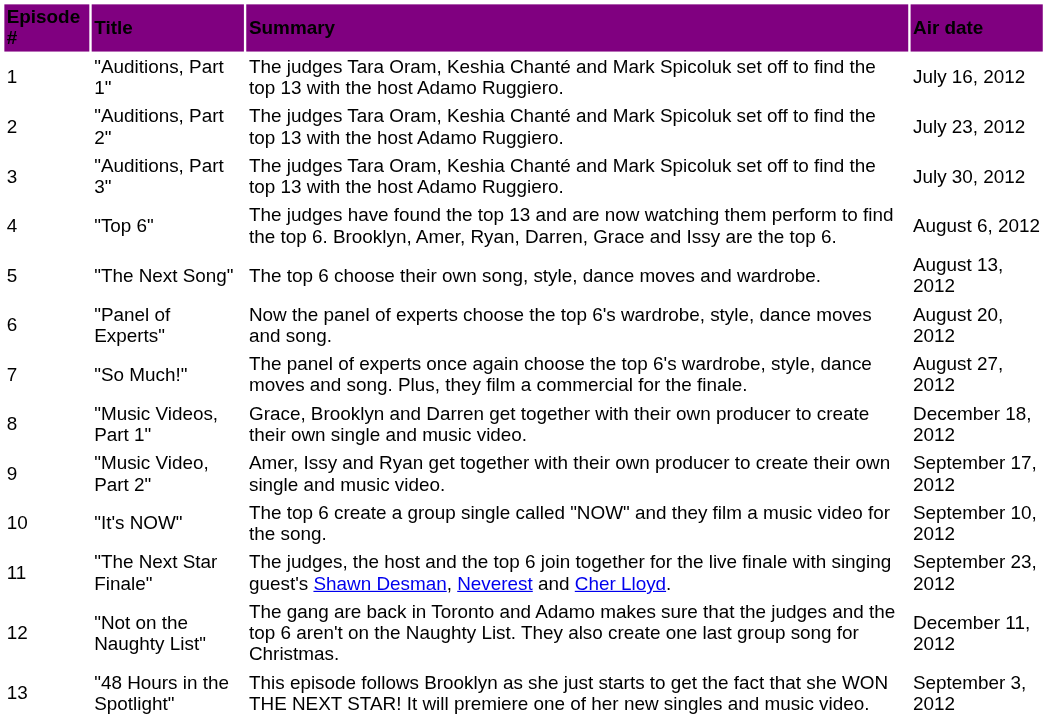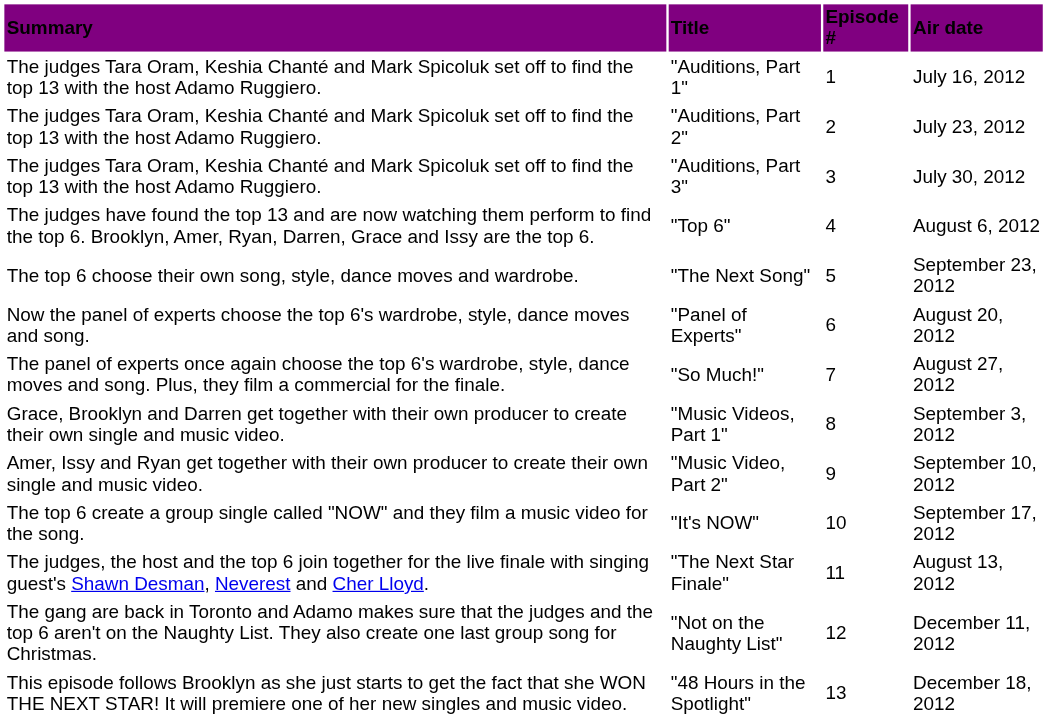columns swapped: (43, 27) <-> (292, 27)
(958, 275) August 13, 2012 -> (975, 275) September 23, 2012
(972, 424) December 18, 2012 -> (970, 424) September 3, 2012
(975, 473) September 17, 2012 -> (975, 473) September 10, 2012
(975, 523) September 10, 2012 -> (975, 523) September 17, 2012
(975, 573) September 23, 2012 -> (958, 573) August 13, 2012
(970, 693) September 3, 2012 -> (972, 693) December 18, 2012
